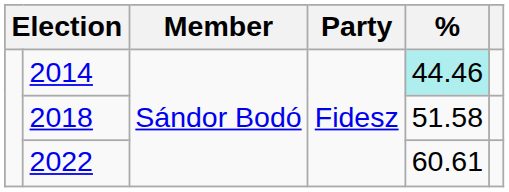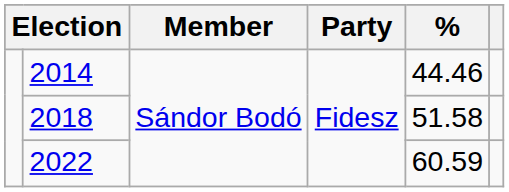(447, 72) paleturquoise background -> (447, 72) no background
(447, 162) 60.61 -> (447, 162) 60.59
